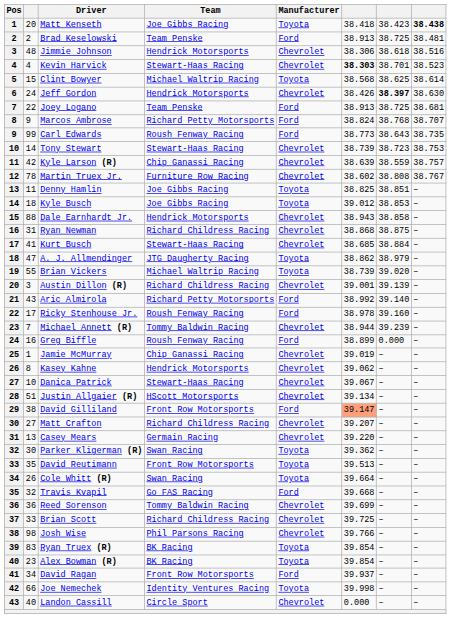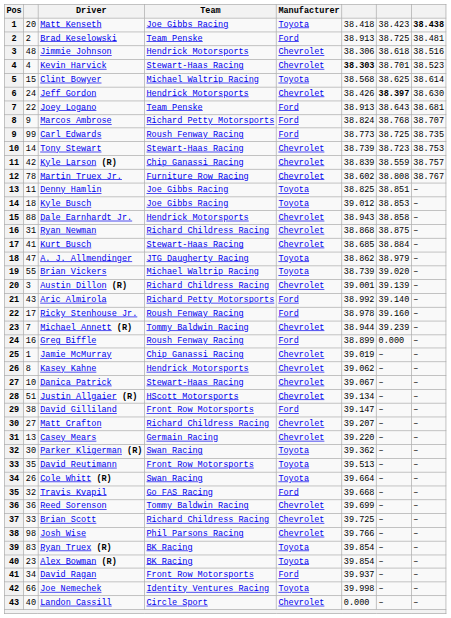(394, 108) 38.725 -> (394, 108) 38.643
(394, 135) 38.643 -> (394, 135) 38.725
(359, 163) 38.639 -> (359, 163) 38.839
(359, 411) lightsalmon background -> (359, 411) no background
